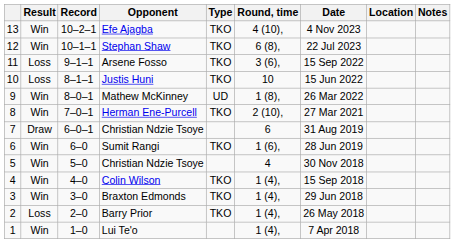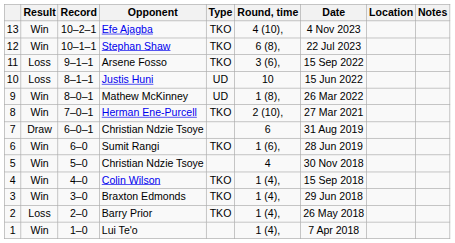(220, 79) TKO -> (220, 79) UD
